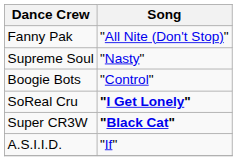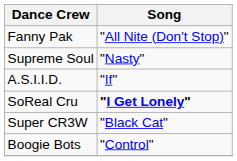rows swapped: (44, 79) <-> (35, 144)
(137, 123) bold -> (134, 123) normal
